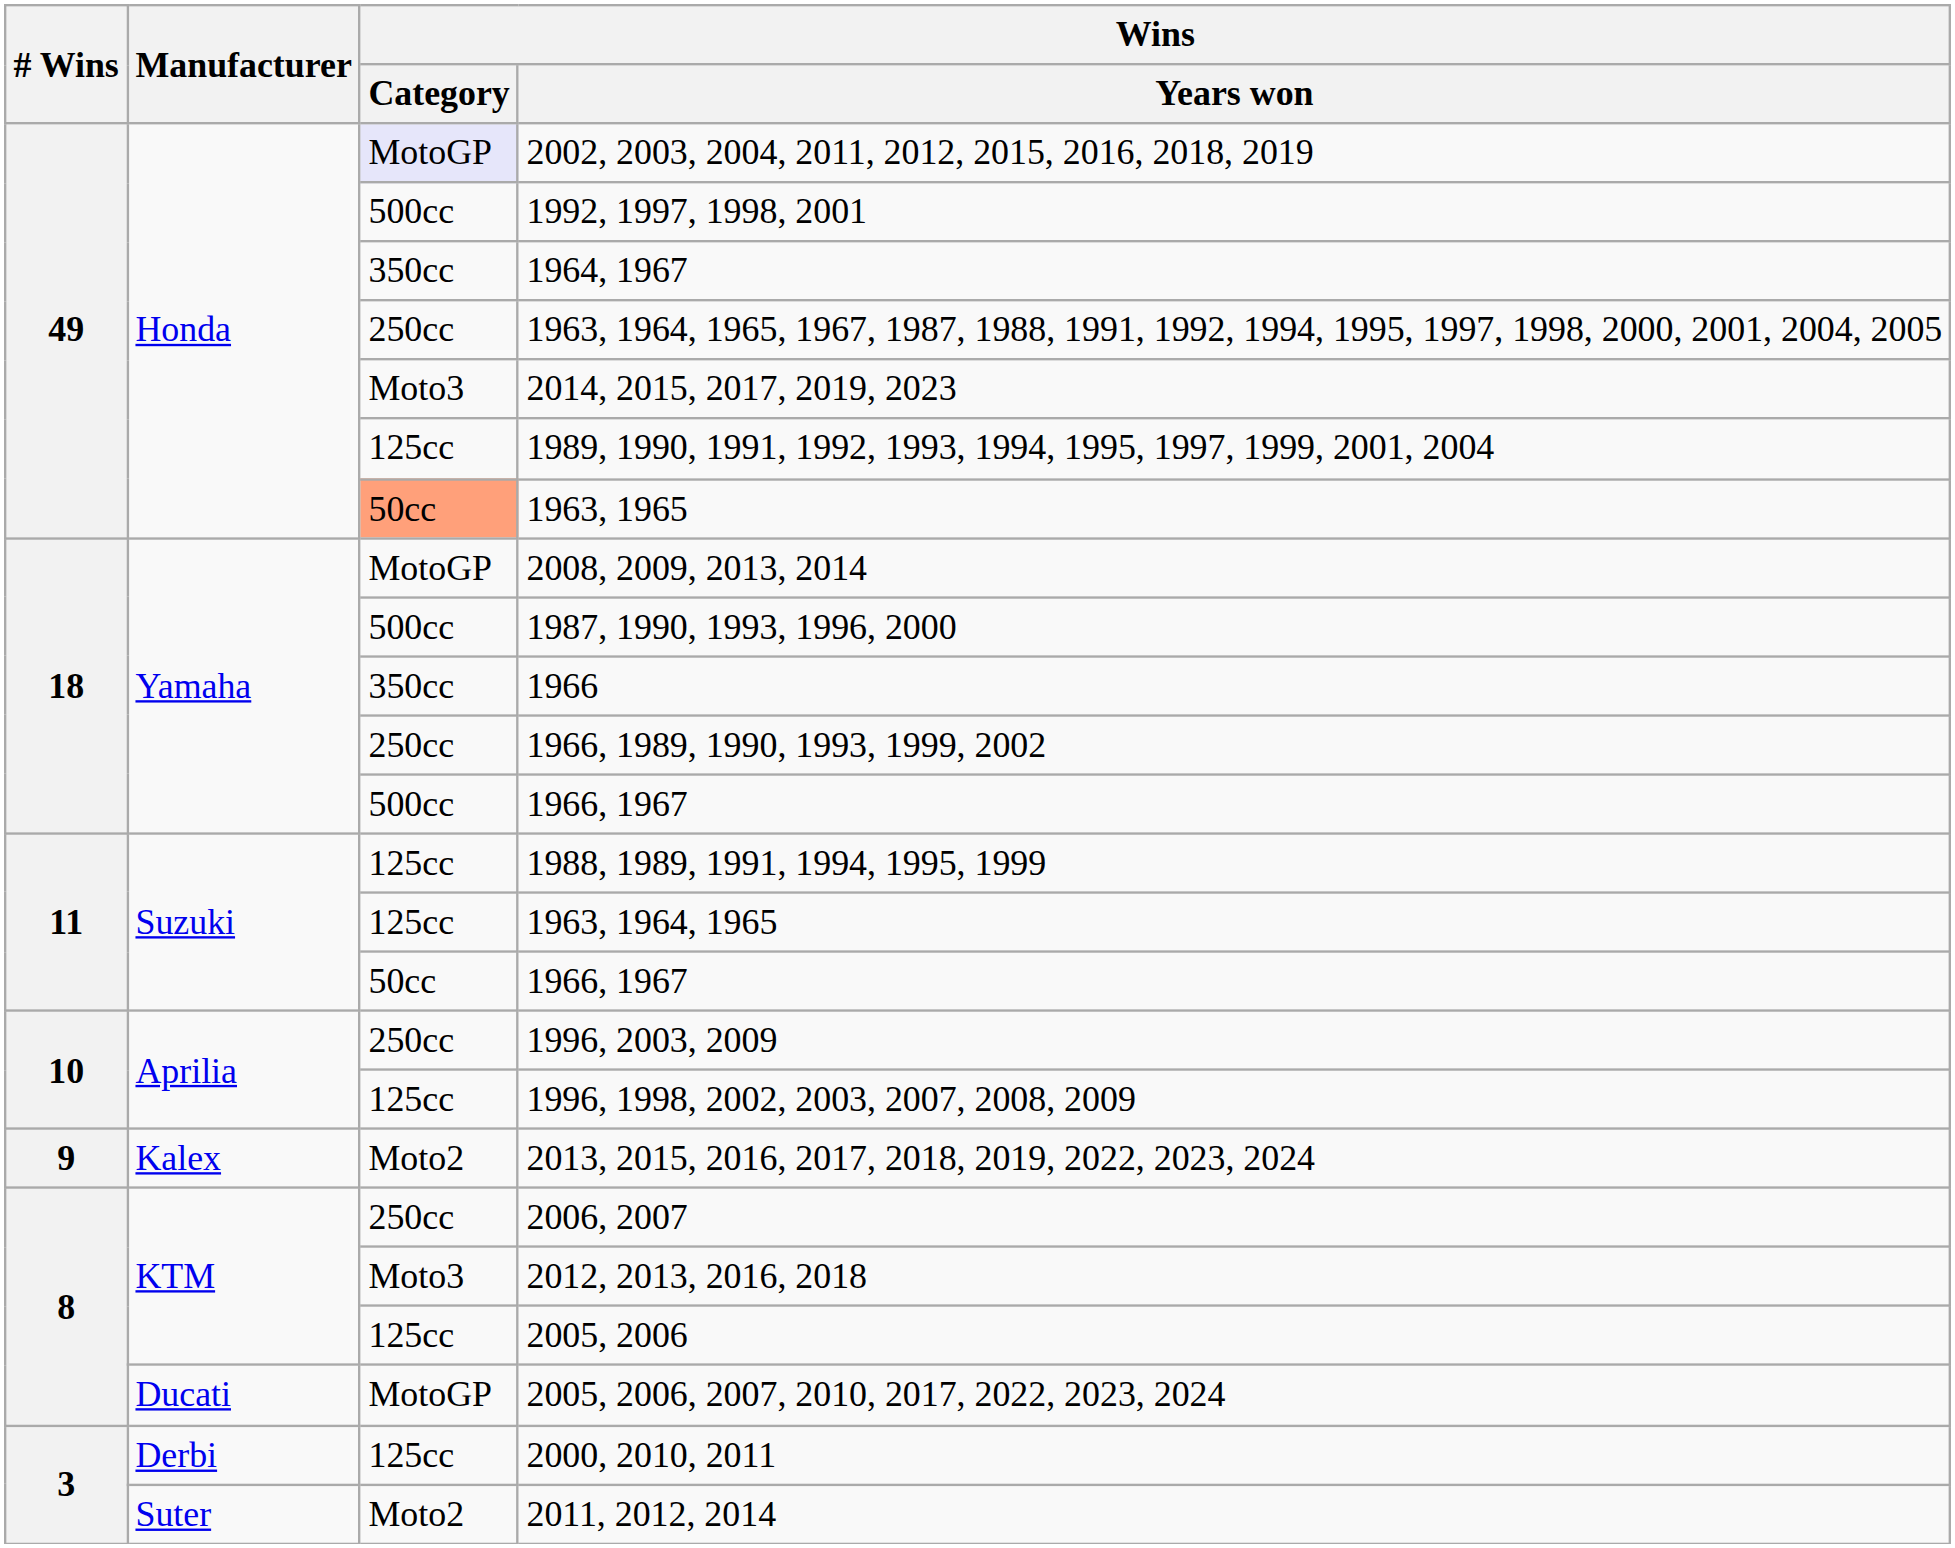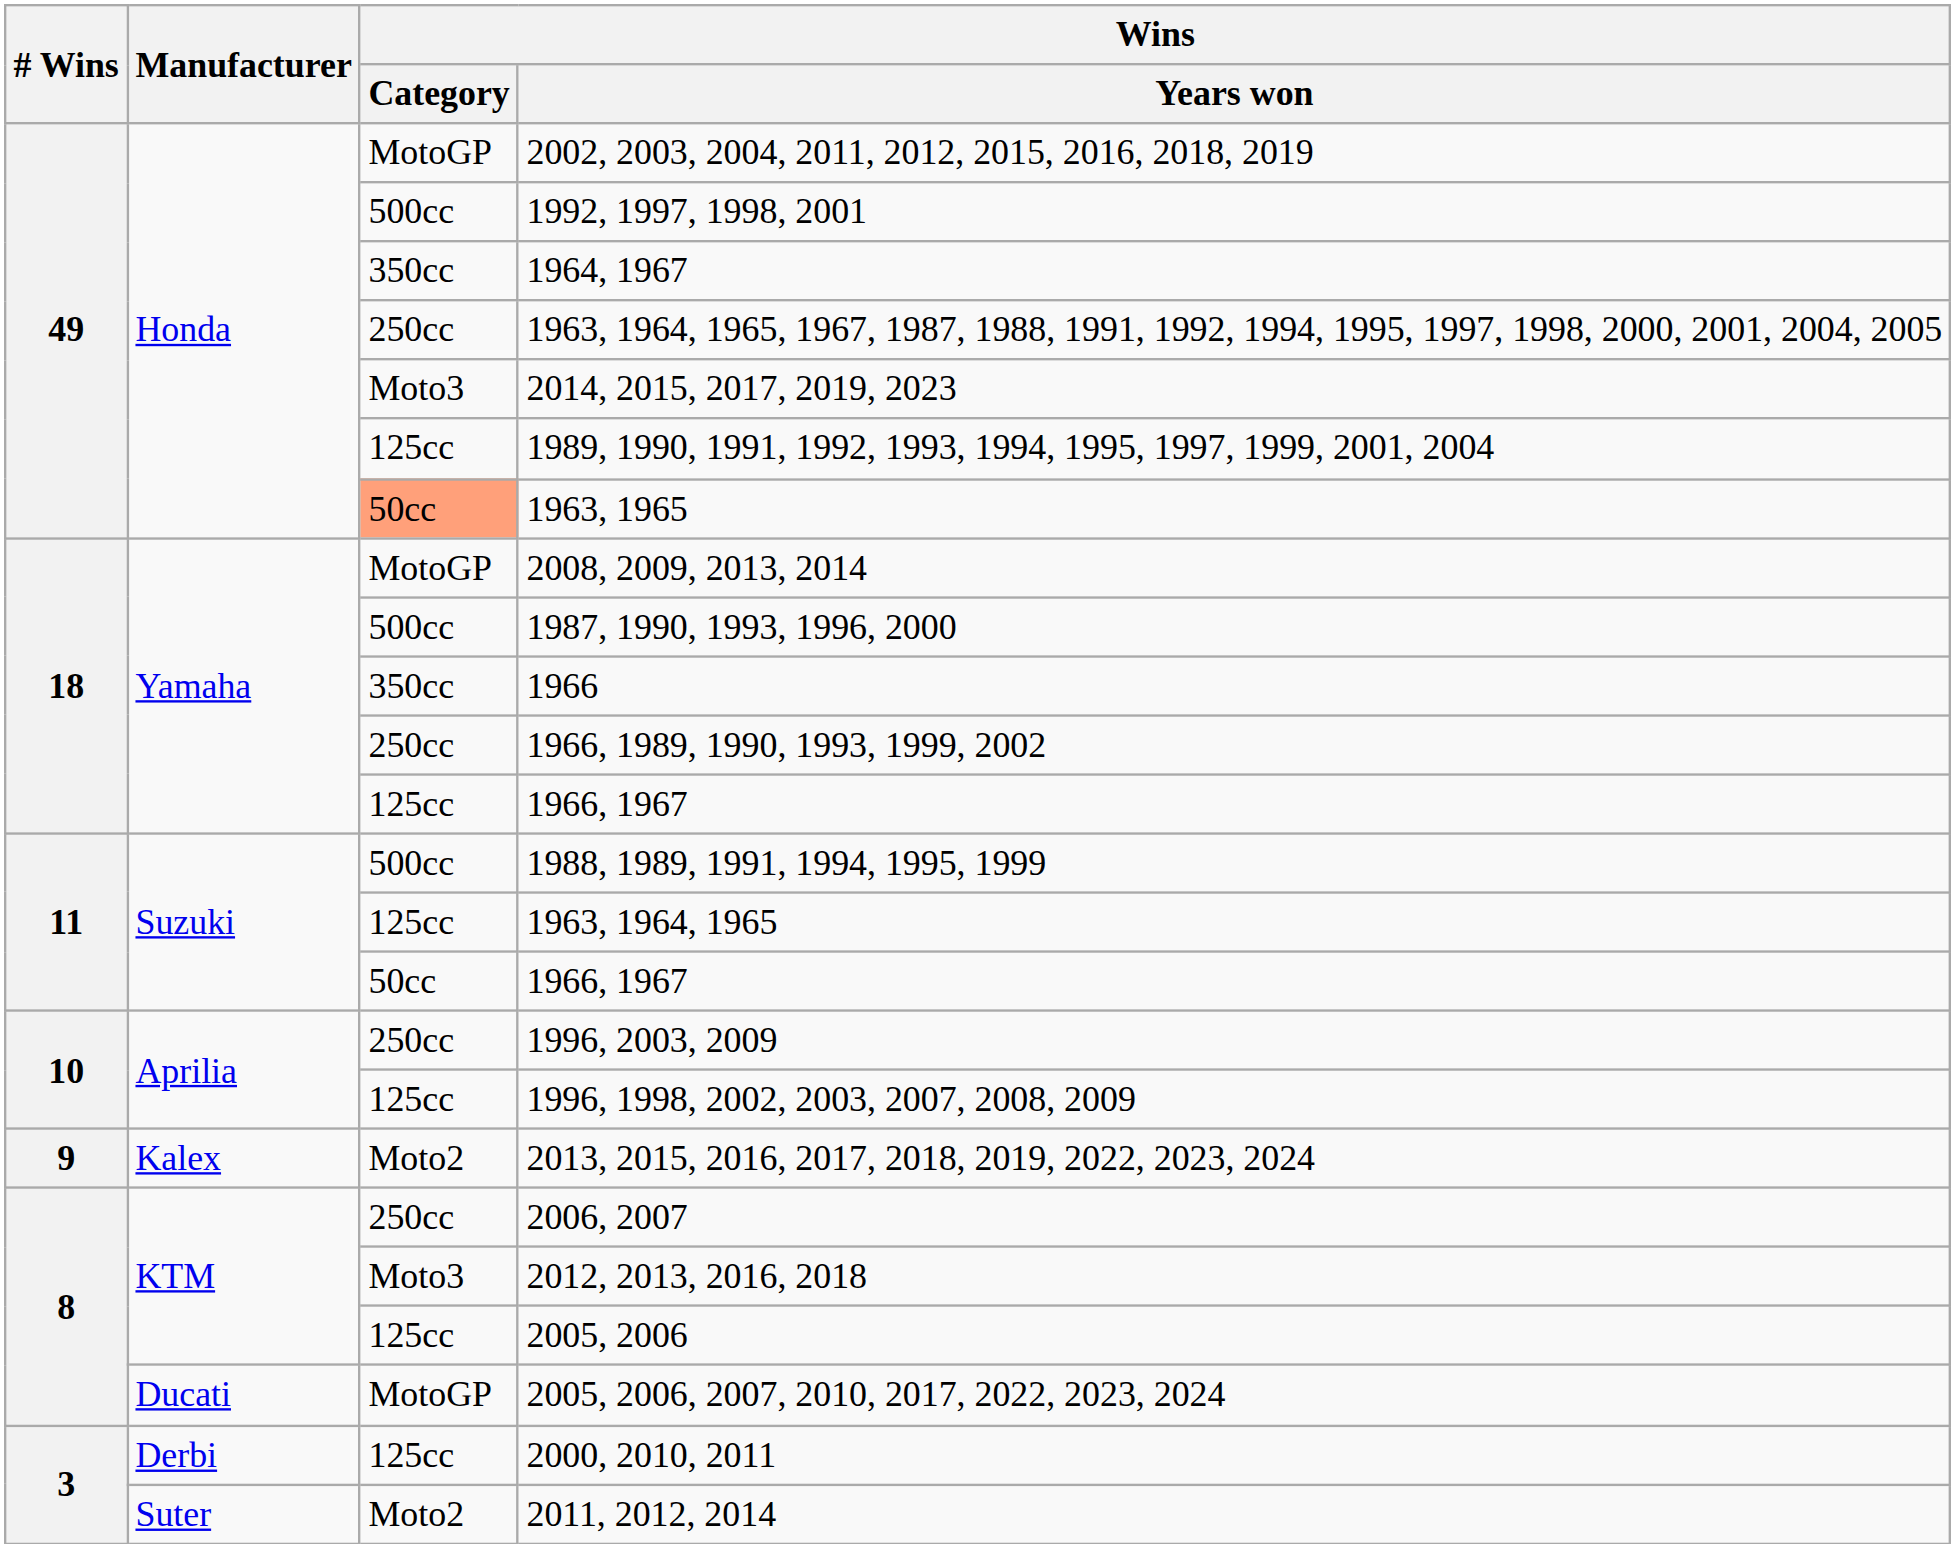(430, 152) lavender background -> (430, 152) no background
(411, 803) 500cc -> (411, 803) 125cc
(411, 862) 125cc -> (411, 862) 500cc
